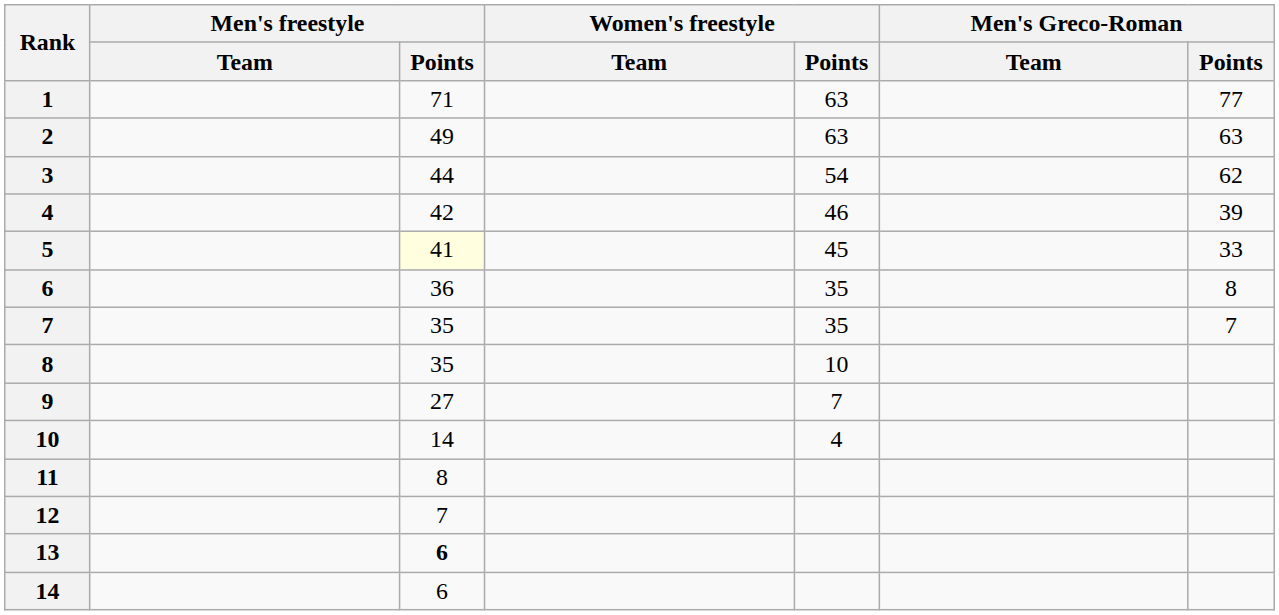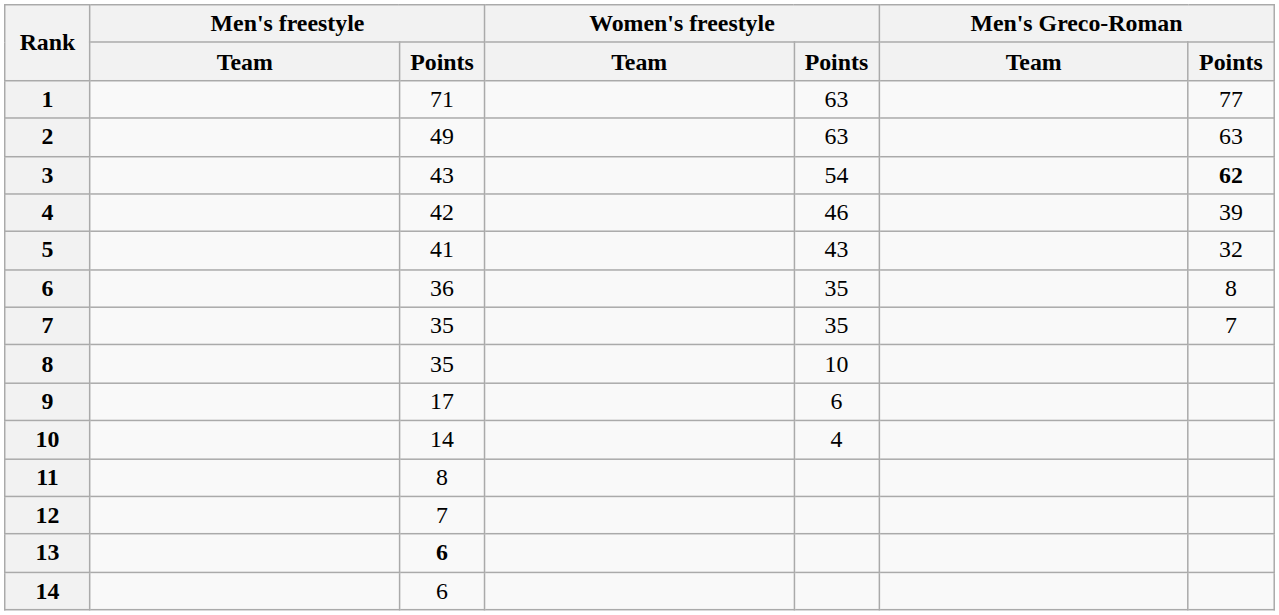(442, 174) 44 -> (442, 174) 43
(1231, 174) normal -> (1231, 174) bold
(442, 250) lightyellow background -> (442, 250) no background
(836, 250) 45 -> (836, 250) 43
(1231, 250) 33 -> (1231, 250) 32
(442, 401) 27 -> (442, 401) 17
(836, 401) 7 -> (836, 401) 6
